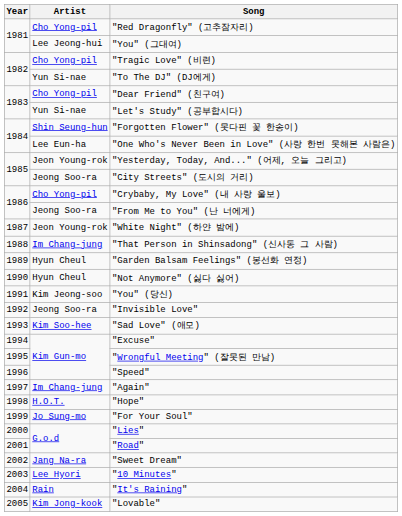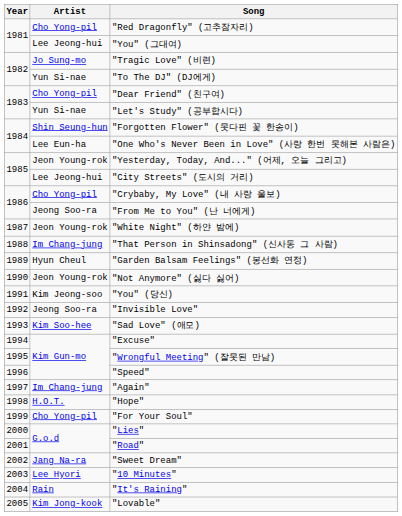(65, 61) Cho Yong-pil -> (59, 61) Jo Sung-mo
(65, 178) Jeong Soo-ra -> (67, 178) Lee Jeong-hui
(59, 278) Hyun Cheul -> (70, 278) Jeon Young-rok
(59, 416) Jo Sung-mo -> (65, 416) Cho Yong-pil
